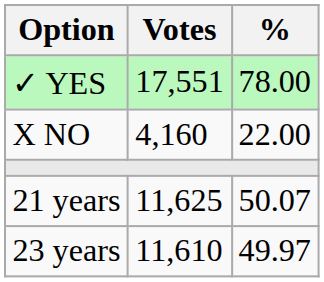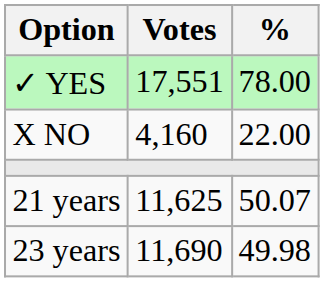(179, 250) 11,610 -> (179, 250) 11,690
(275, 250) 49.97 -> (275, 250) 49.98
